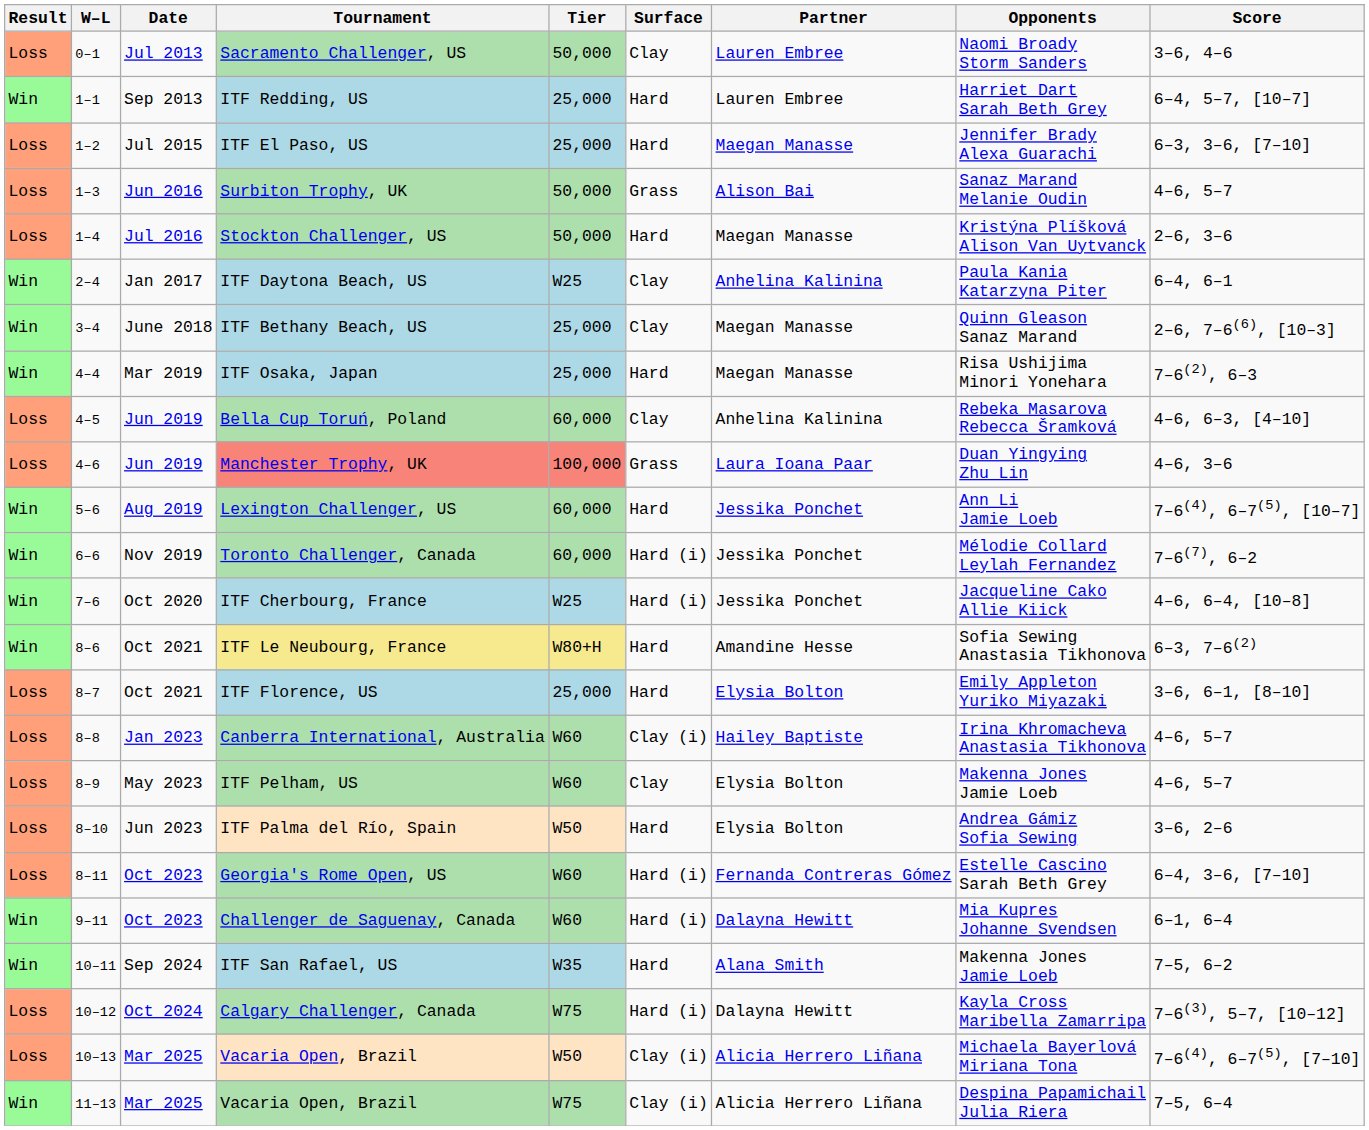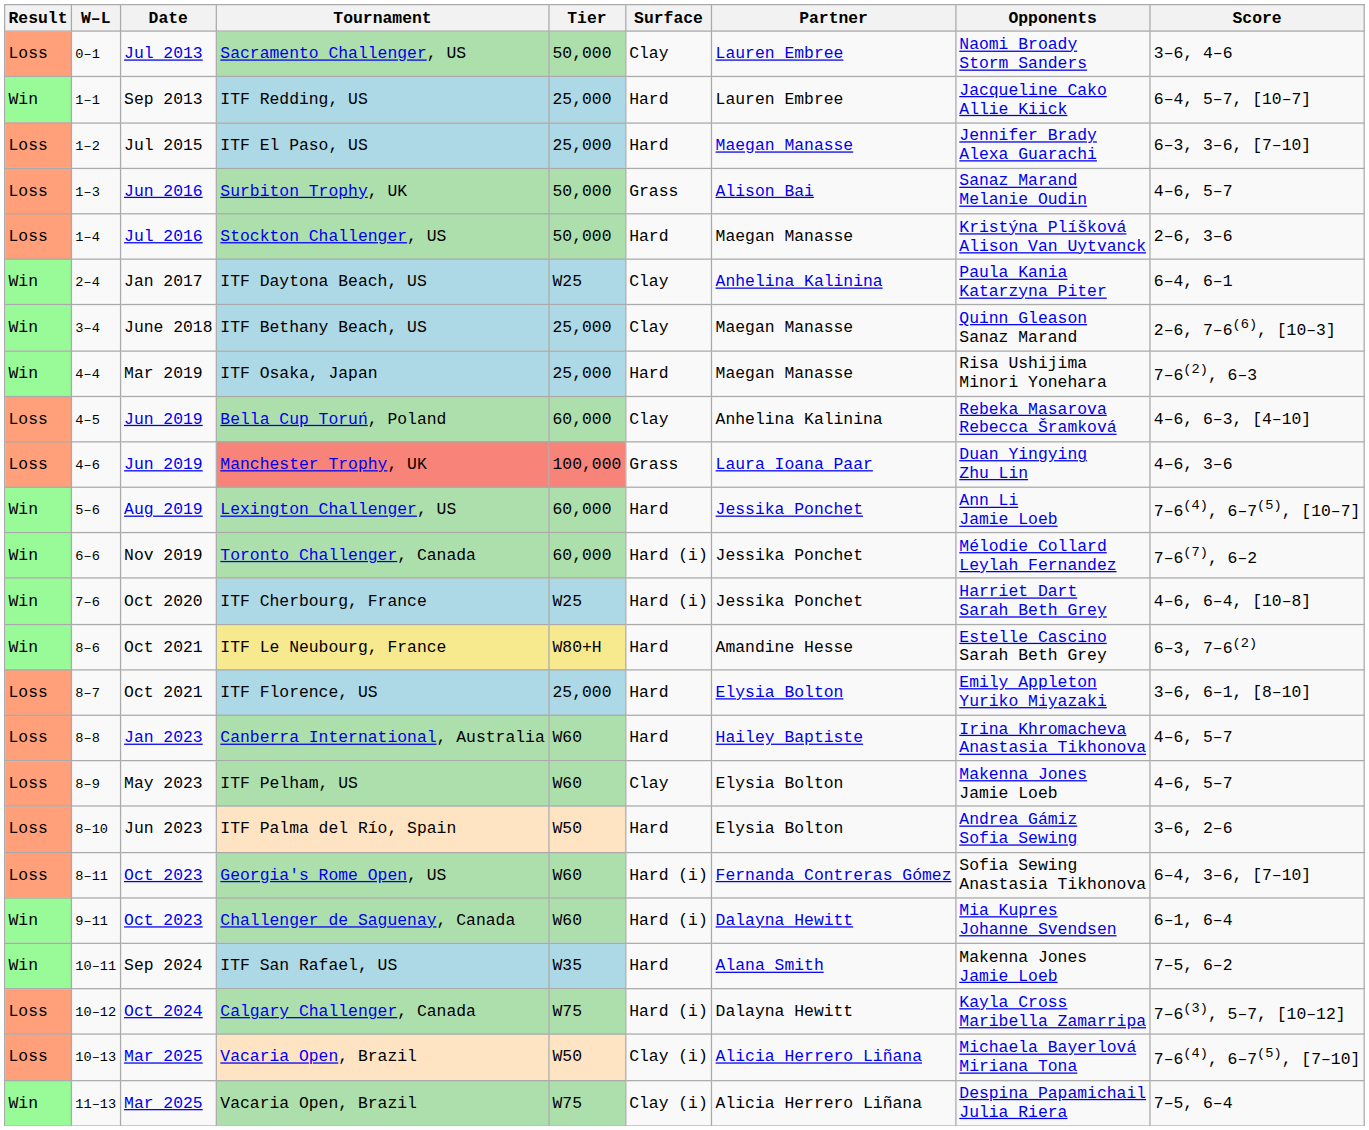(1033, 100) Harriet Dart Sarah Beth Grey -> (1033, 100) Jacqueline Cako Allie Kiick
(1033, 601) Jacqueline Cako Allie Kiick -> (1033, 601) Harriet Dart Sarah Beth Grey
(1053, 647) Sofia Sewing Anastasia Tikhonova -> (1033, 647) Estelle Cascino Sarah Beth Grey
(668, 738) Clay (i) -> (649, 738) Hard
(1033, 875) Estelle Cascino Sarah Beth Grey -> (1053, 875) Sofia Sewing Anastasia Tikhonova
